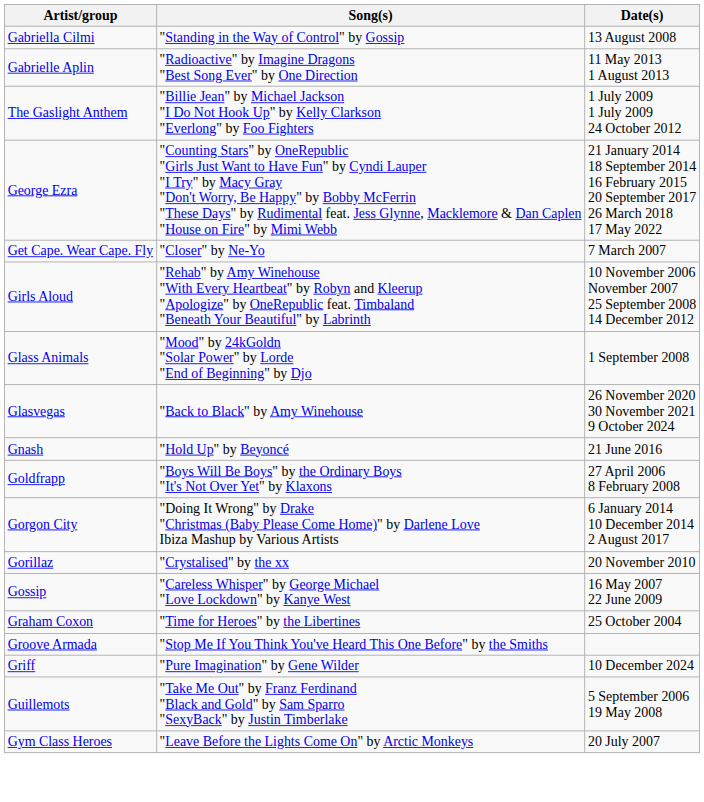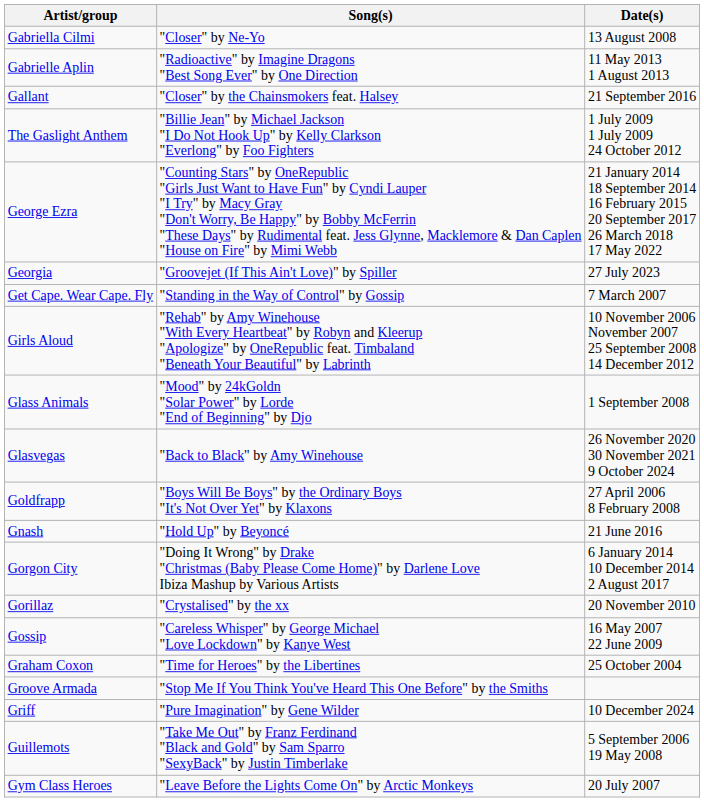(282, 37) "Standing in the Way of Control" by Gossip -> (212, 37) "Closer" by Ne-Yo
+ row: (28, 97)
+ row: (30, 273)
(212, 251) "Closer" by Ne-Yo -> (282, 295) "Standing in the Way of Control" by Gossip
rows swapped: (25, 449) <-> (36, 479)
